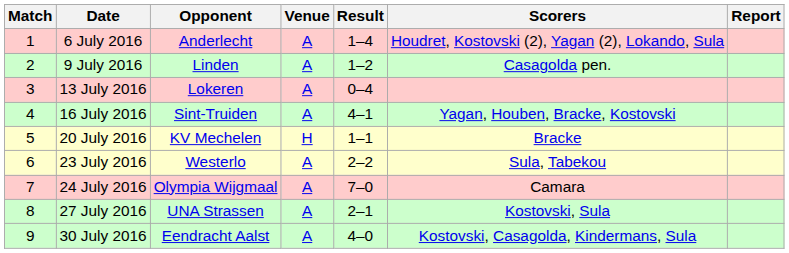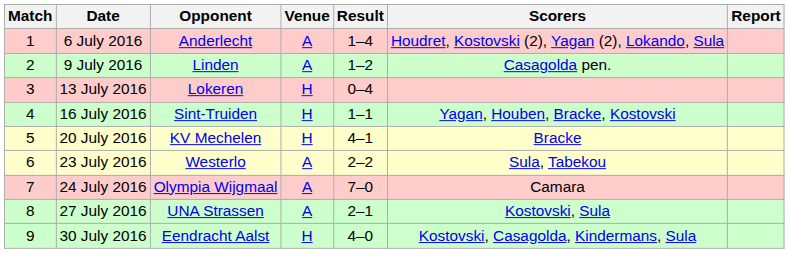(307, 89) A -> (307, 89) H
(307, 114) A -> (307, 114) H
(360, 114) 4–1 -> (360, 114) 1–1
(360, 138) 1–1 -> (360, 138) 4–1
(307, 235) A -> (307, 235) H
